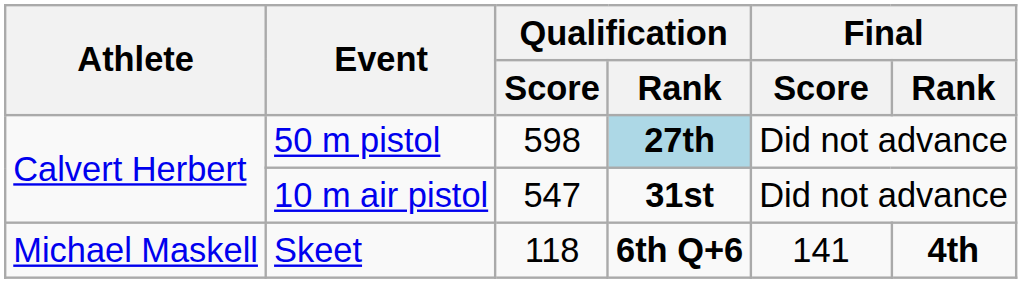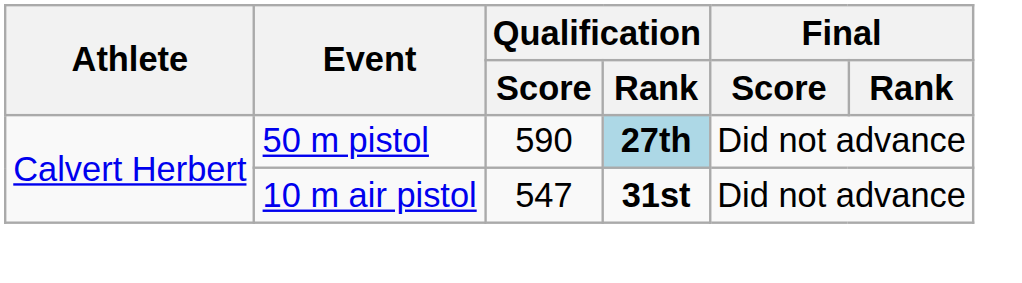(552, 142) 598 -> (544, 142) 590
- row: (318, 250)
